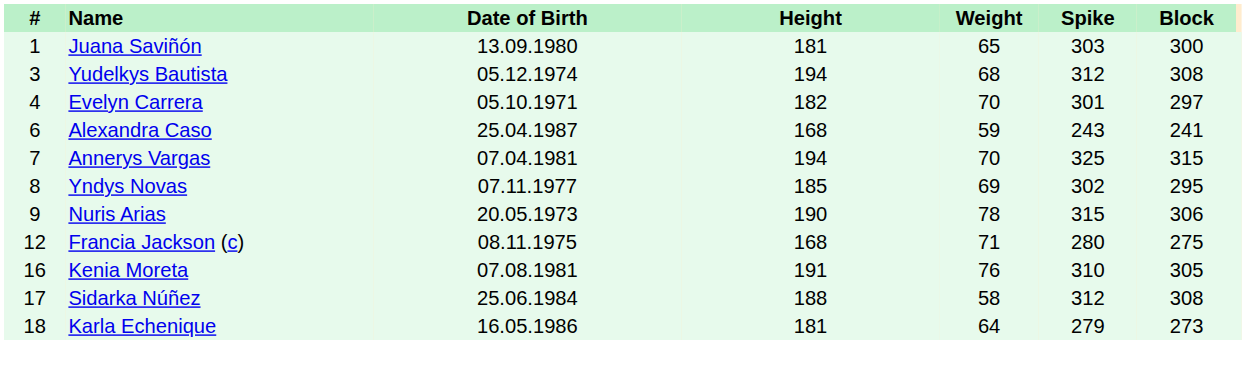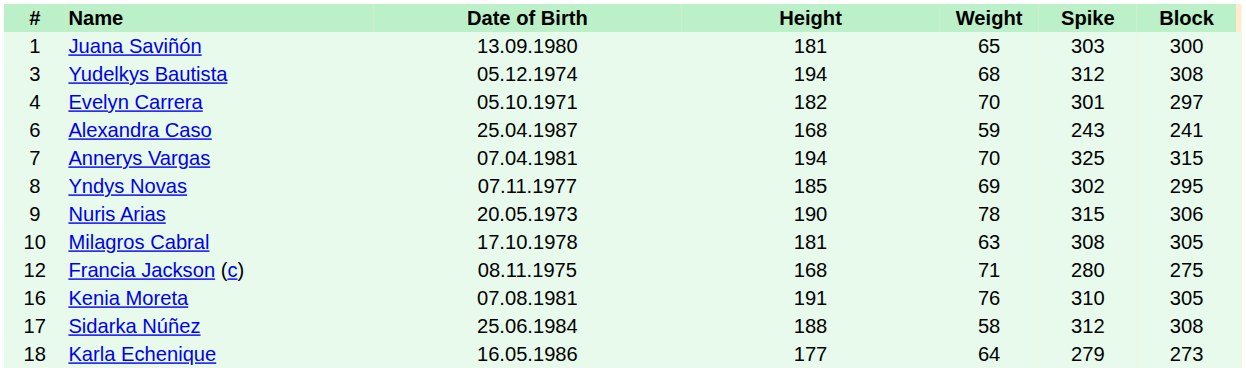+ row: (139, 242)
(810, 326) 181 -> (810, 354) 177
